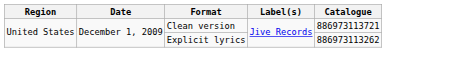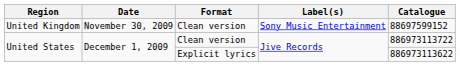+ row: (43, 26)
(348, 26) 886973113721 -> (422, 40) 886973113722
(348, 40) 886973113262 -> (422, 54) 886973113622
